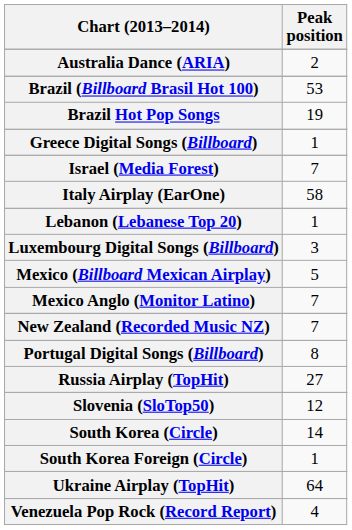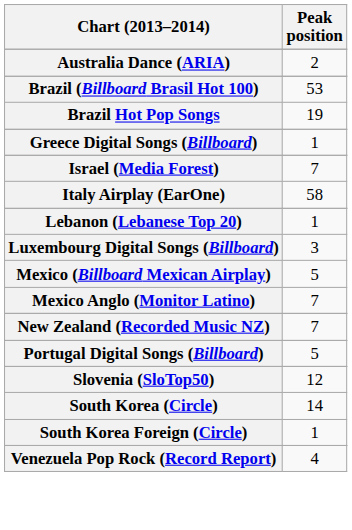(315, 353) 8 -> (315, 353) 5
- row: (144, 379)
- row: (144, 485)
